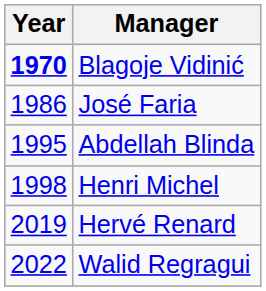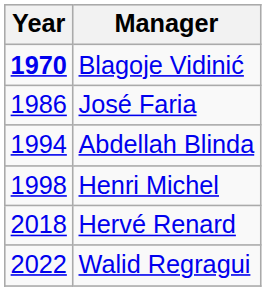(39, 144) 1995 -> (39, 144) 1994
(39, 225) 2019 -> (39, 225) 2018
